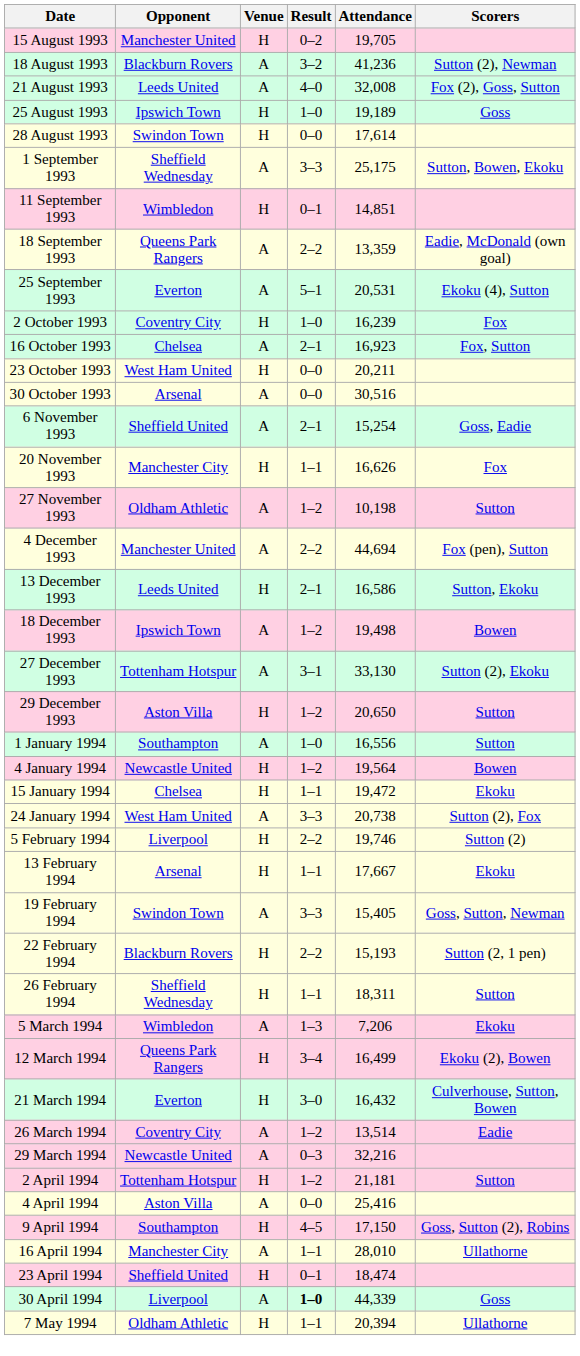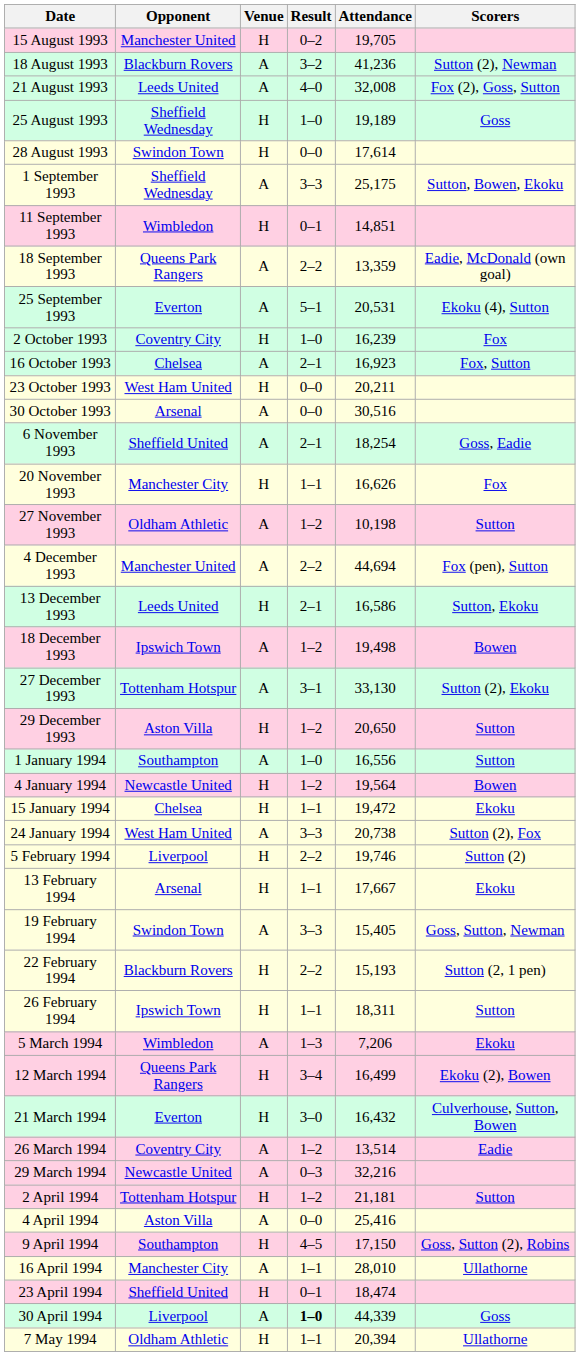(178, 111) Ipswich Town -> (178, 120) Sheffield Wednesday
(375, 426) 15,254 -> (375, 443) 18,254
(178, 994) Sheffield Wednesday -> (178, 1011) Ipswich Town
